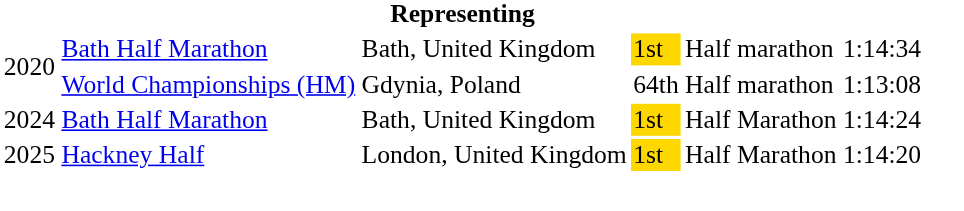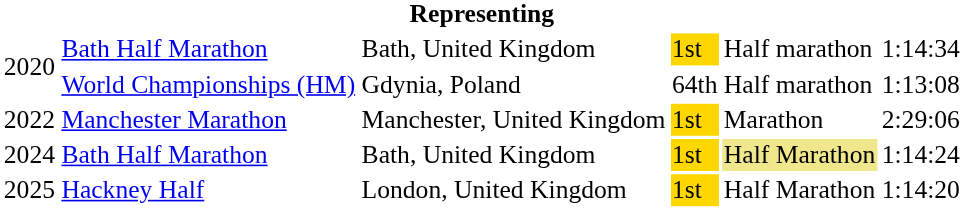+ row: (29, 119)
(761, 119) no background -> (800, 154) khaki background
